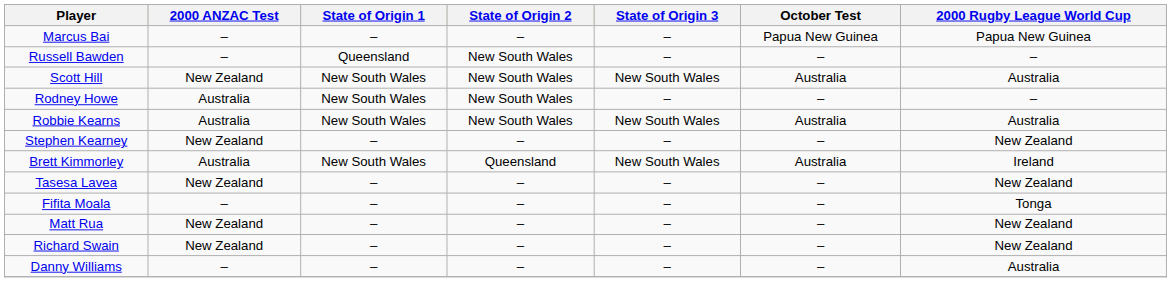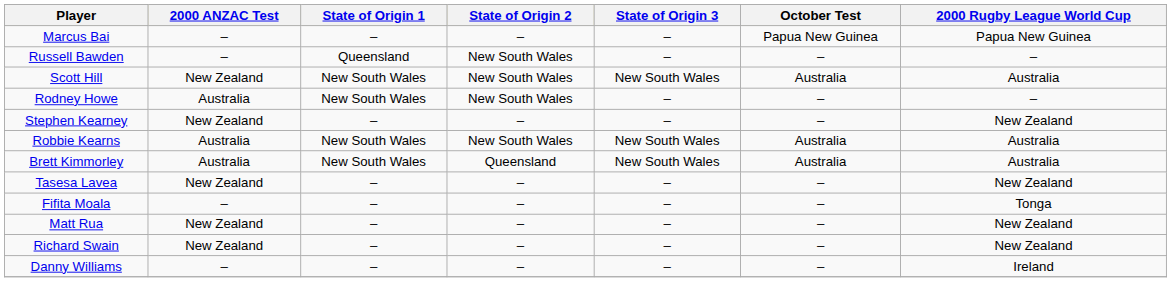rows swapped: (76, 141) <-> (76, 120)
(1034, 162) Ireland -> (1034, 162) Australia
(1034, 266) Australia -> (1034, 266) Ireland
